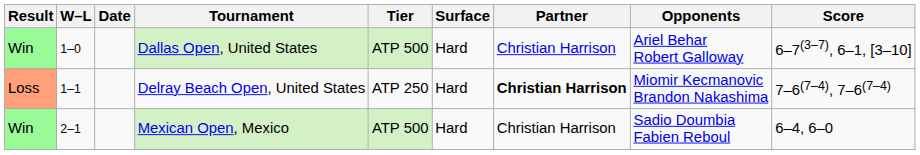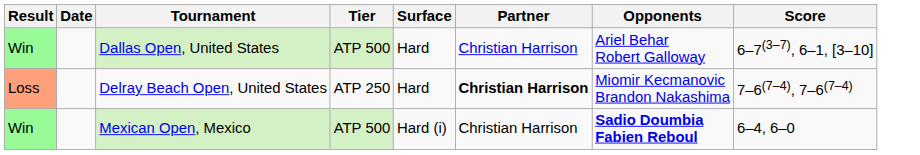- column: (76, 16)
(451, 128) Hard -> (422, 128) Hard (i)
(684, 128) normal -> (649, 128) bold
